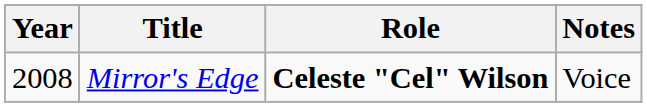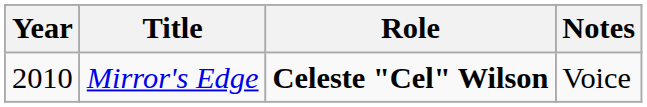(42, 76) 2008 -> (42, 76) 2010
